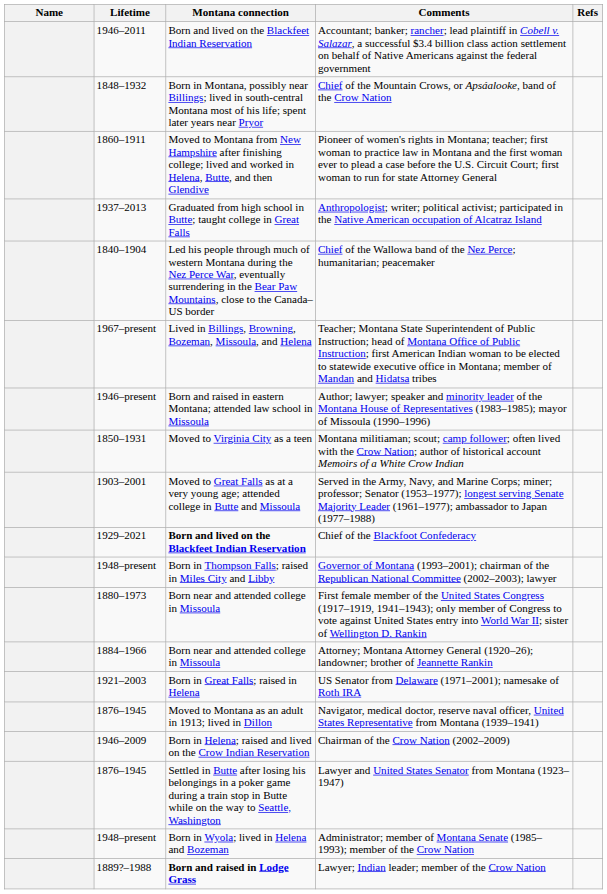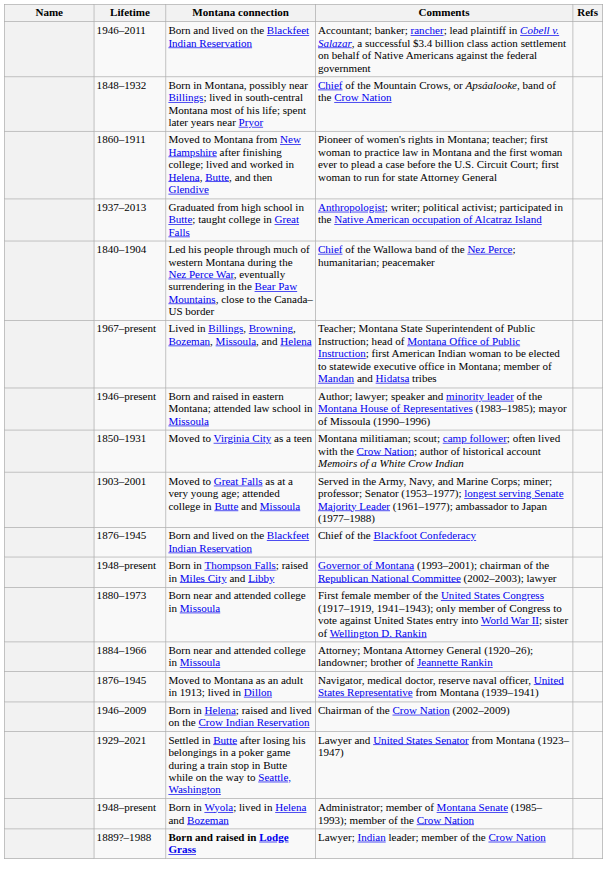(121, 536) 1929–2021 -> (121, 536) 1876–1945
(237, 542) bold -> (239, 542) normal
- row: (438, 686)
(121, 770) 1876–1945 -> (121, 740) 1929–2021
